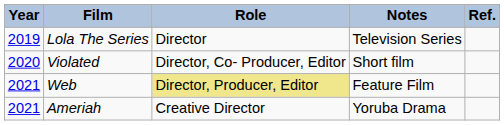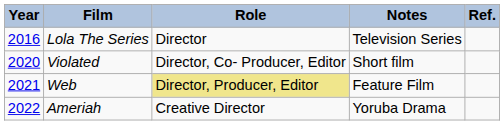(24, 39) 2019 -> (24, 39) 2016
(24, 108) 2021 -> (24, 108) 2022
